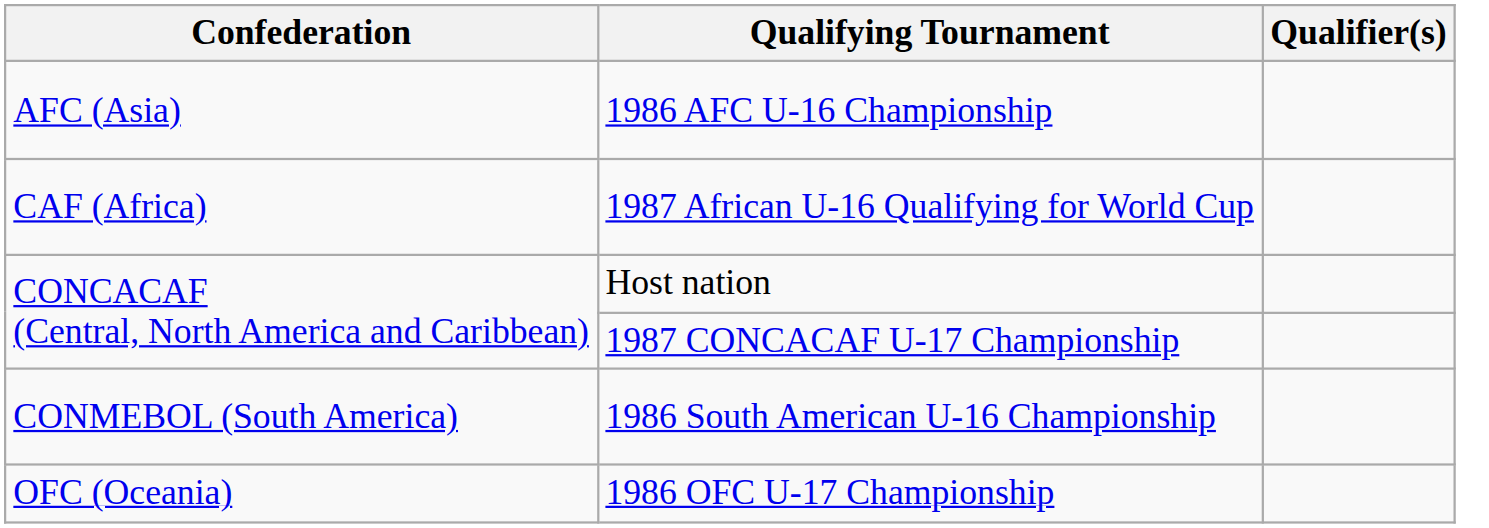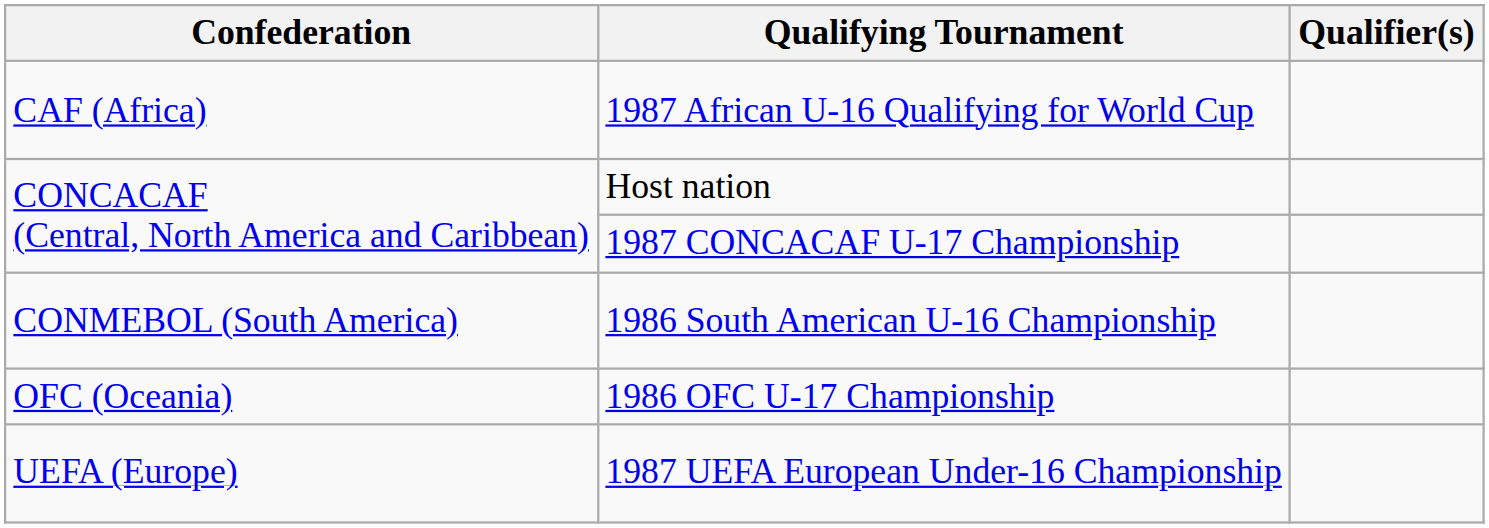- row: (829, 109)
+ row: (944, 472)
